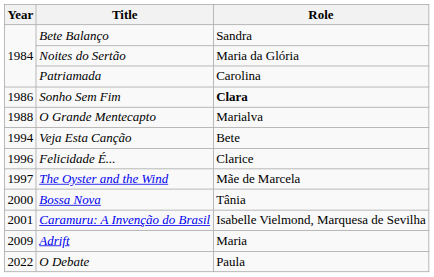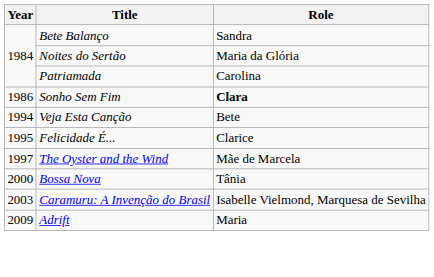- row: (98, 117)
(20, 158) 1996 -> (20, 138) 1995
(20, 220) 2001 -> (20, 199) 2003
- row: (64, 261)
